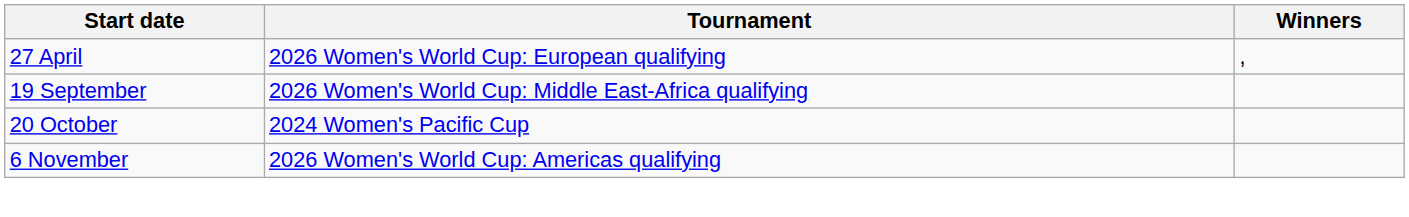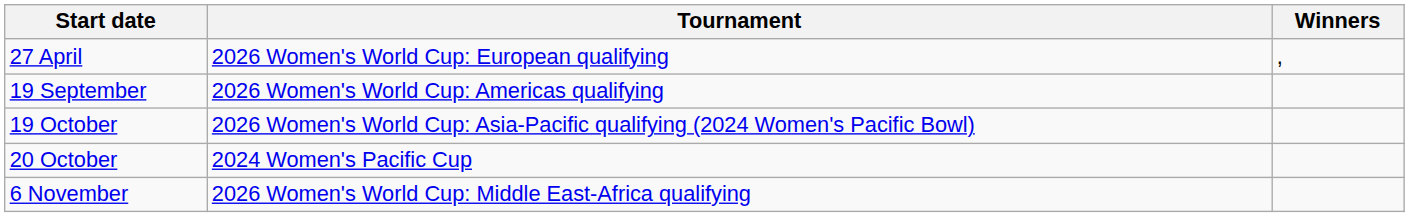(539, 90) 2026 Women's World Cup: Middle East-Africa qualifying -> (438, 90) 2026 Women's World Cup: Americas qualifying
+ row: (64, 125)
(495, 159) 2026 Women's World Cup: Americas qualifying -> (481, 194) 2026 Women's World Cup: Middle East-Africa qualifying
